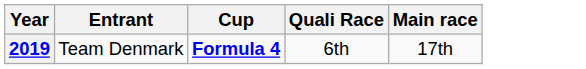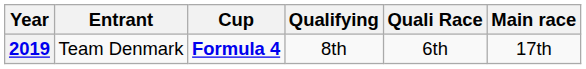+ column: (334, 20)
